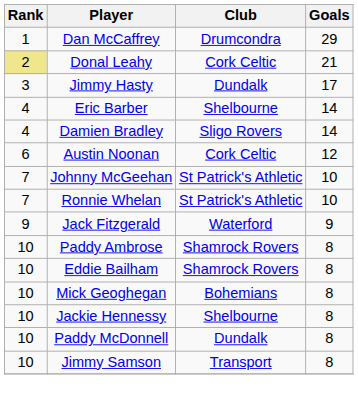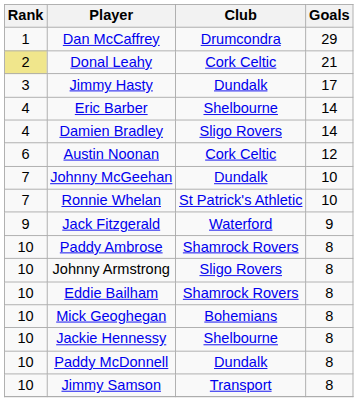(241, 177) St Patrick's Athletic -> (241, 177) Dundalk
+ row: (111, 270)
